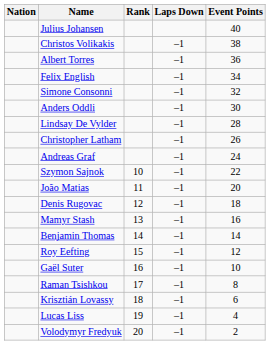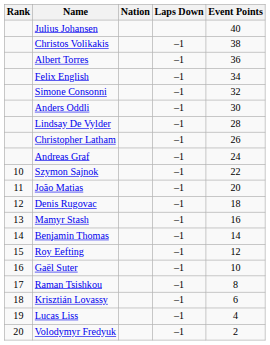columns swapped: (138, 12) <-> (21, 12)
